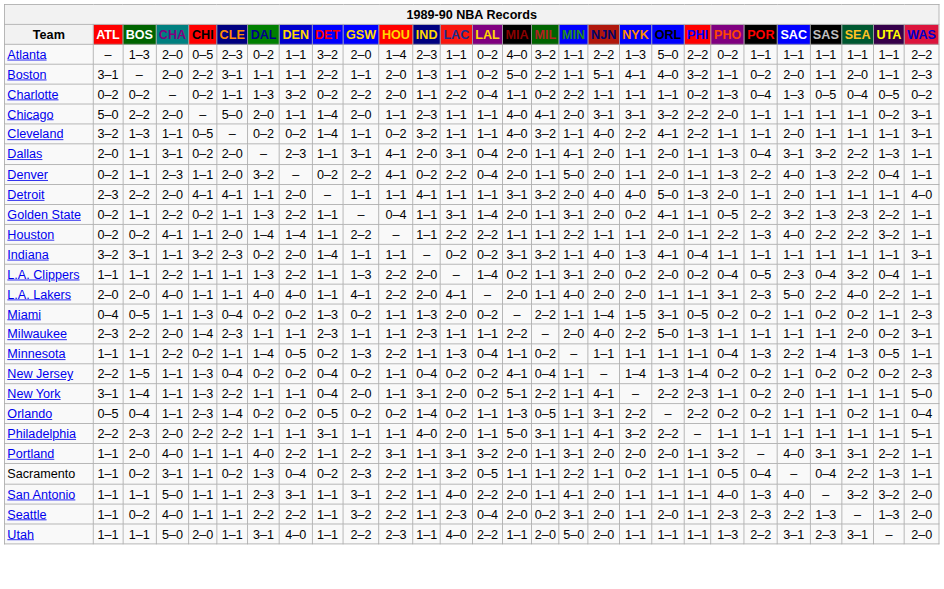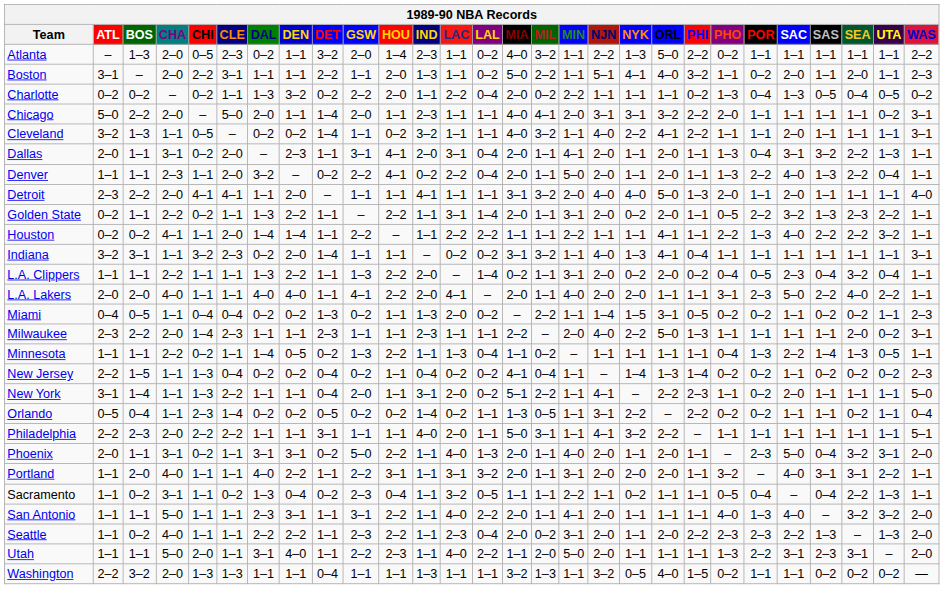(517, 94) 1–1 -> (517, 94) 2–0
(108, 174) 0–2 -> (108, 174) 1–1
(396, 214) 0–4 -> (396, 214) 2–2
(668, 214) 4–1 -> (668, 214) 2–0
(668, 234) 2–0 -> (668, 234) 4–1
(203, 314) 1–3 -> (203, 314) 0–4
+ row: (30, 454)
(396, 474) 2–2 -> (396, 494) 0–4
(361, 514) 3–2 -> (361, 534) 2–3
(698, 514) 1–1 -> (698, 534) 2–2
+ row: (40, 574)
